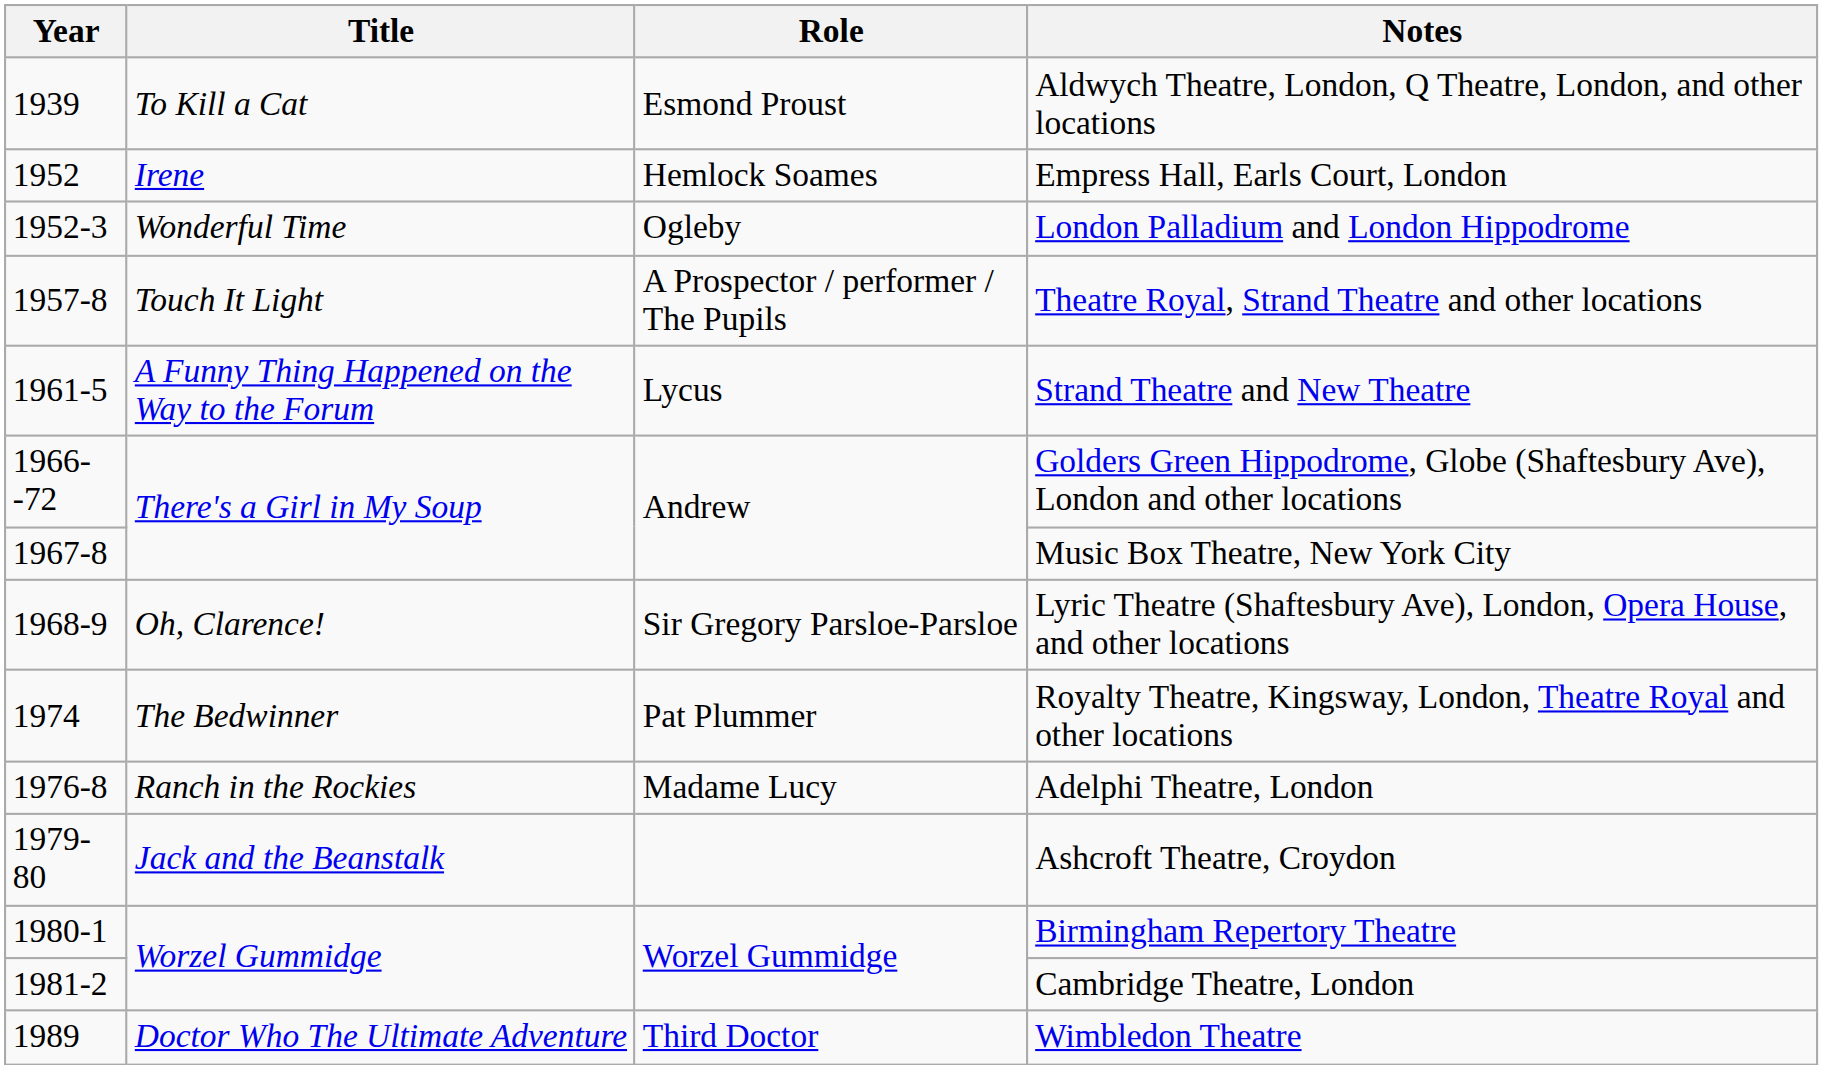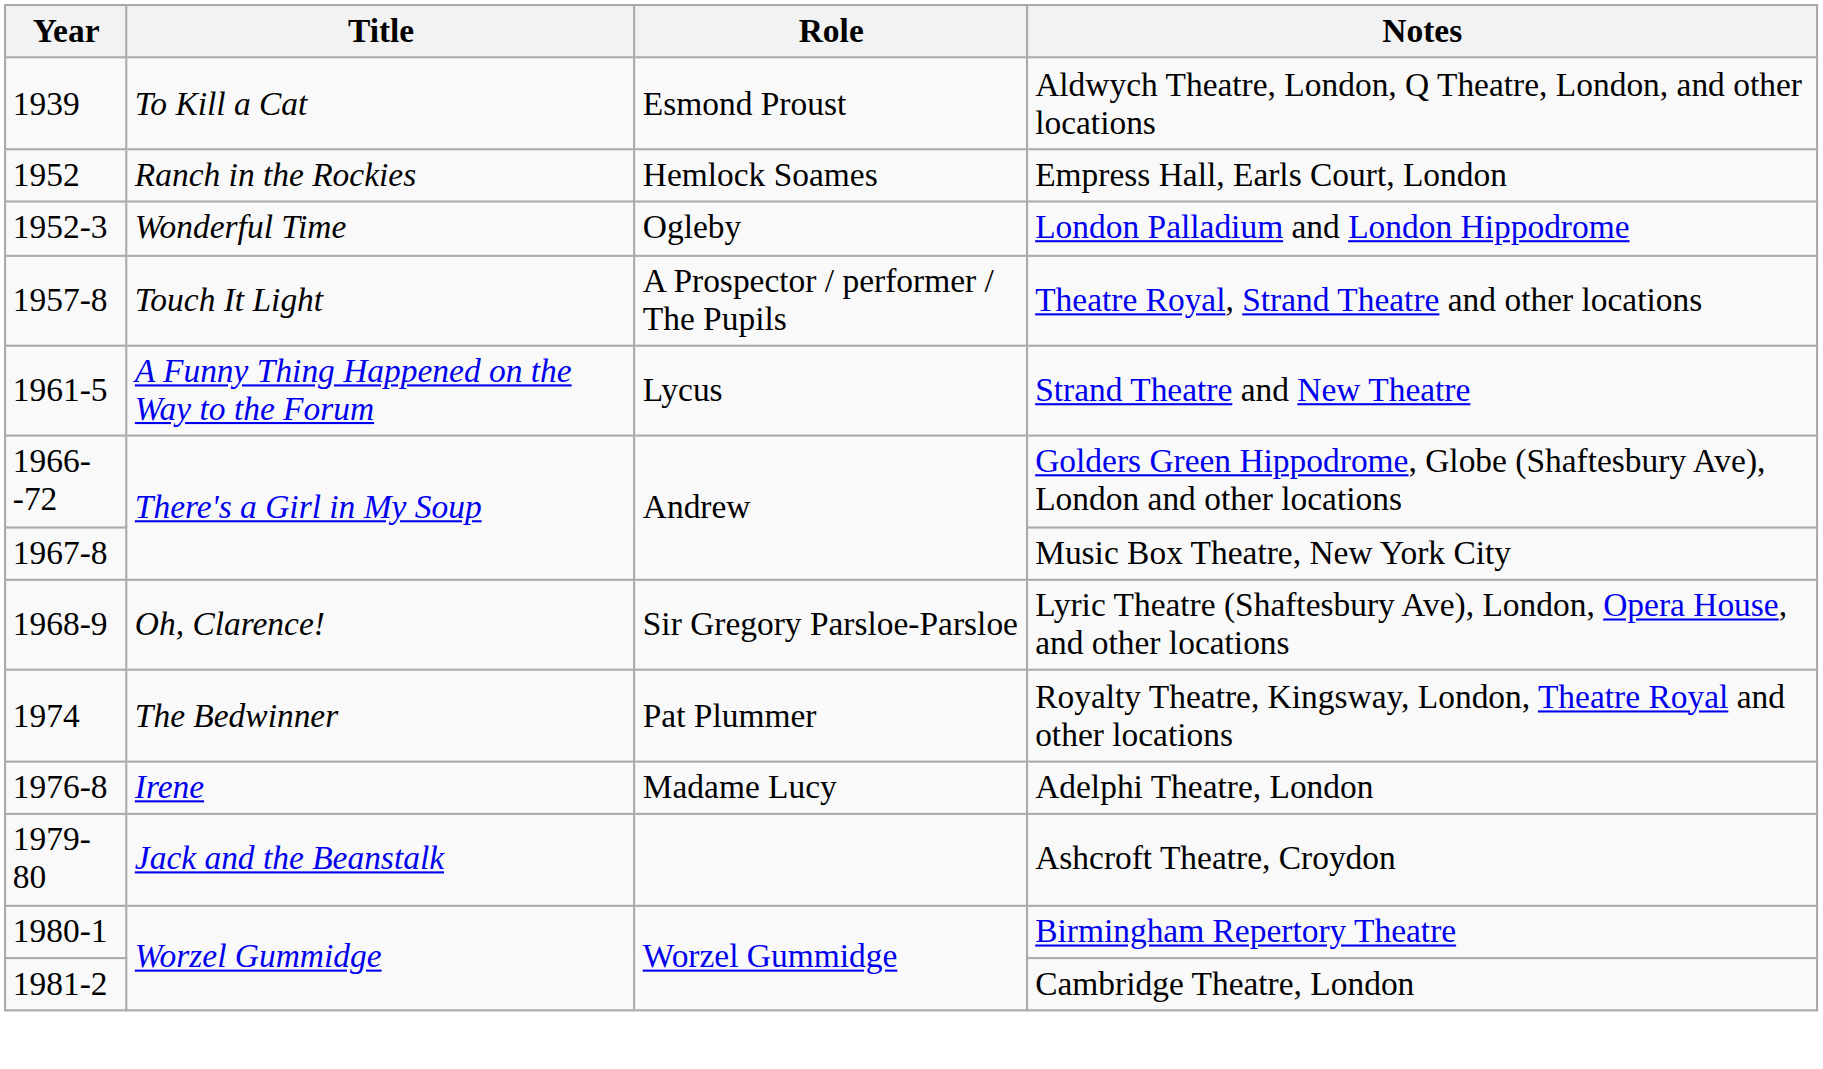(169, 174) Irene -> (276, 174) Ranch in the Rockies
(276, 787) Ranch in the Rockies -> (169, 787) Irene
- row: (1168, 1036)
